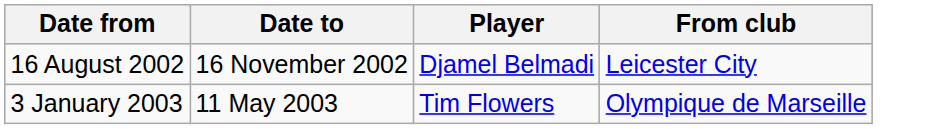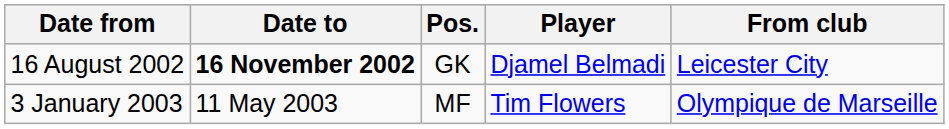+ column: (453, 24)
(302, 63) normal -> (305, 63) bold
